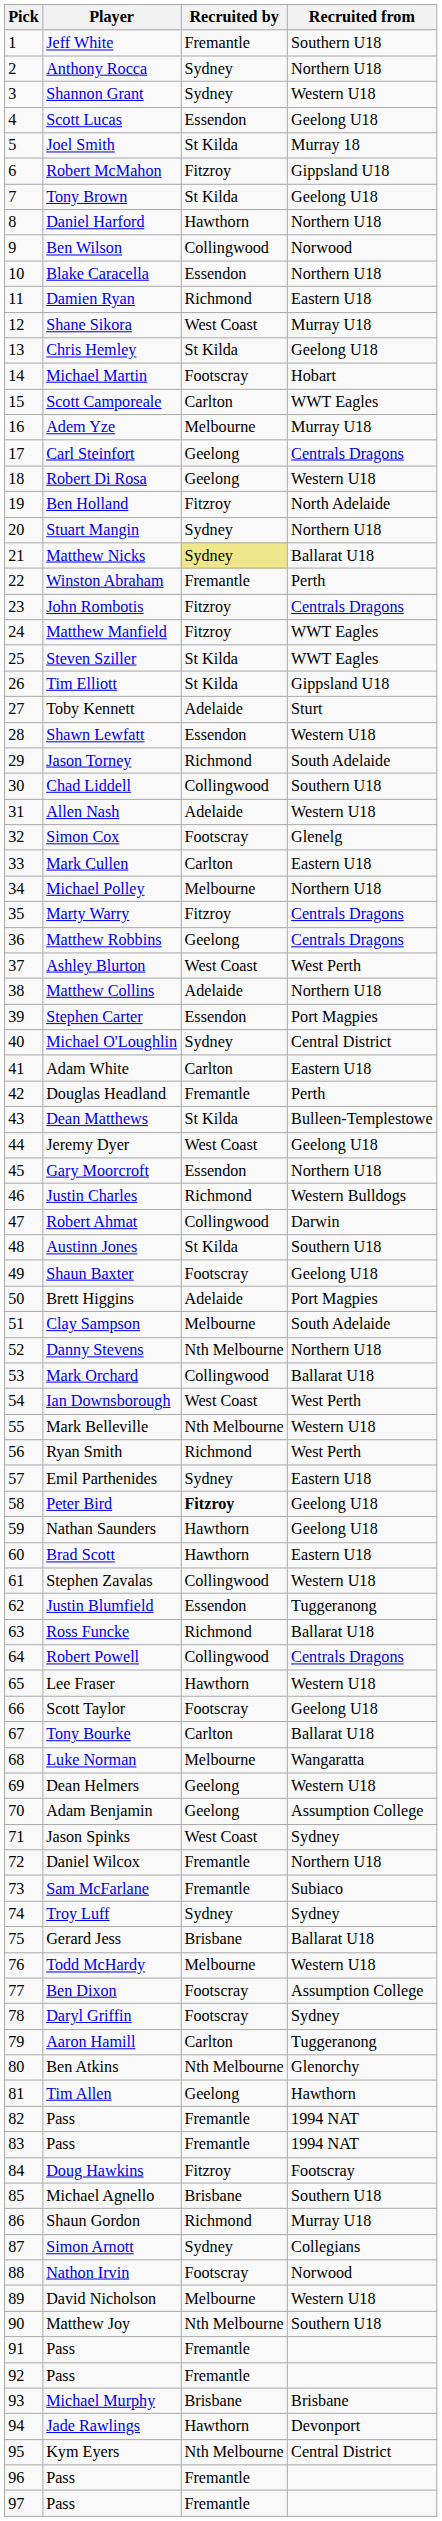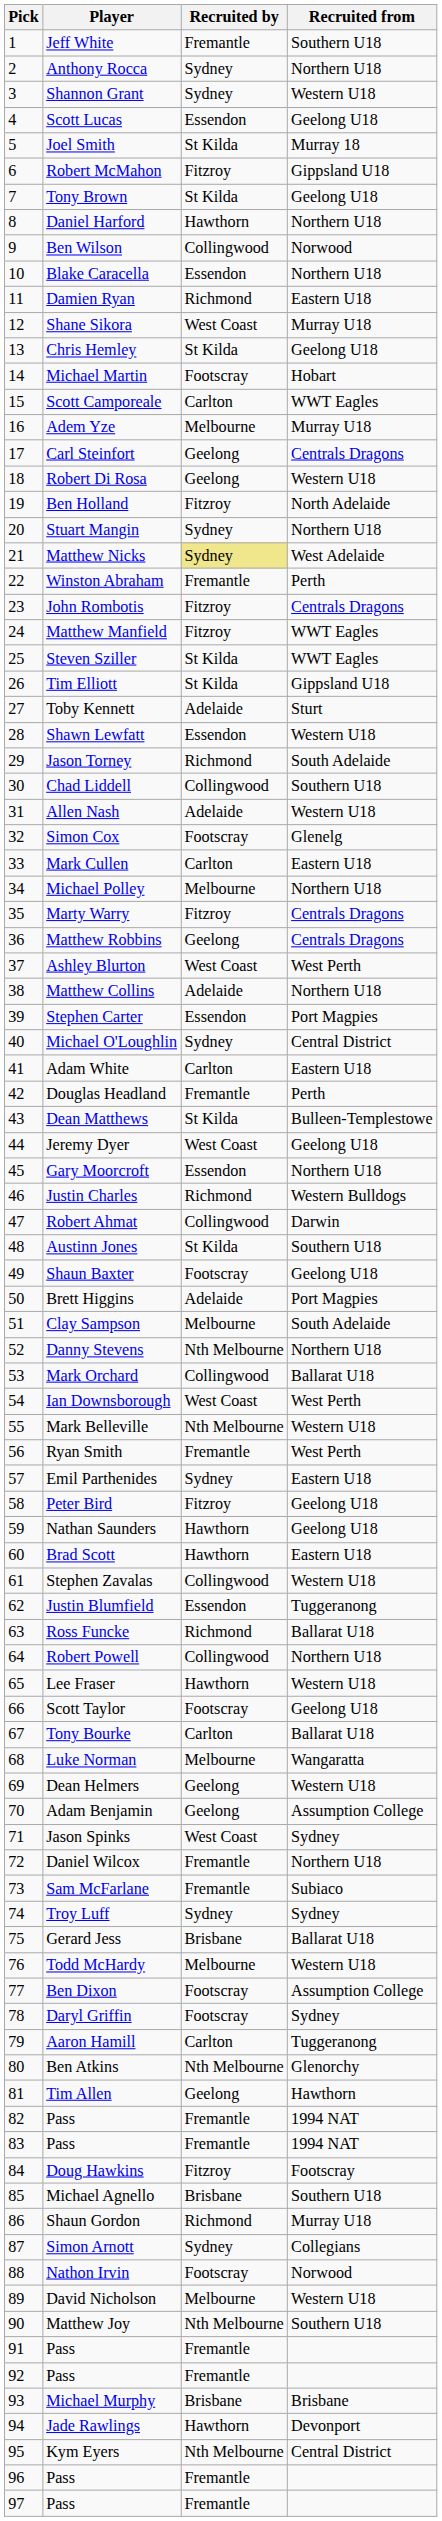(333, 555) Ballarat U18 -> (338, 555) West Adelaide
(218, 1452) Richmond -> (217, 1452) Fremantle
(209, 1503) bold -> (208, 1503) normal
(347, 1657) Centrals Dragons -> (336, 1657) Northern U18
